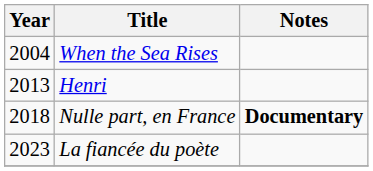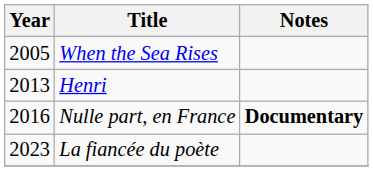(30, 52) 2004 -> (30, 52) 2005
(30, 117) 2018 -> (30, 117) 2016
